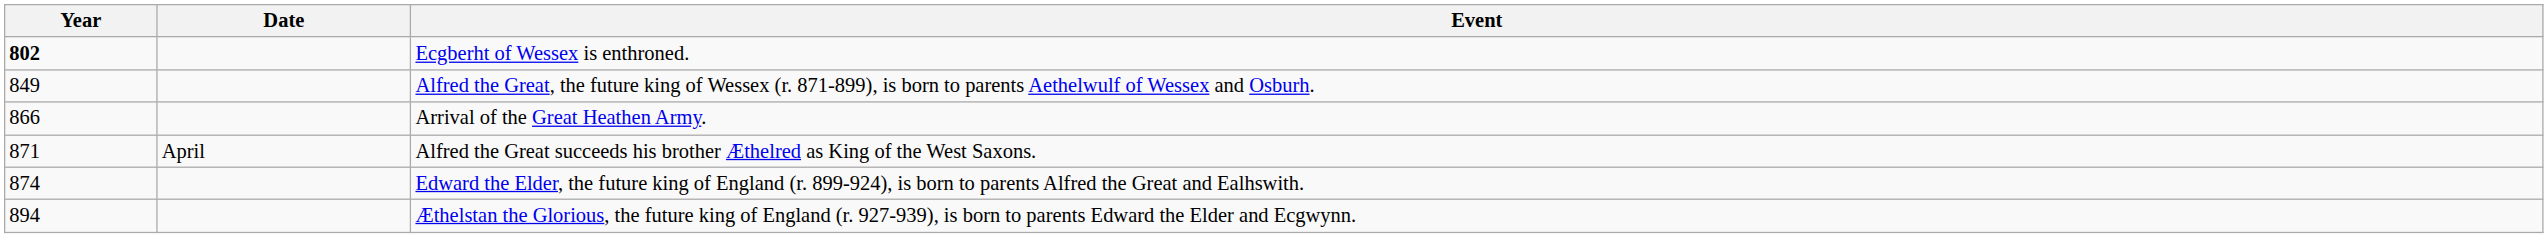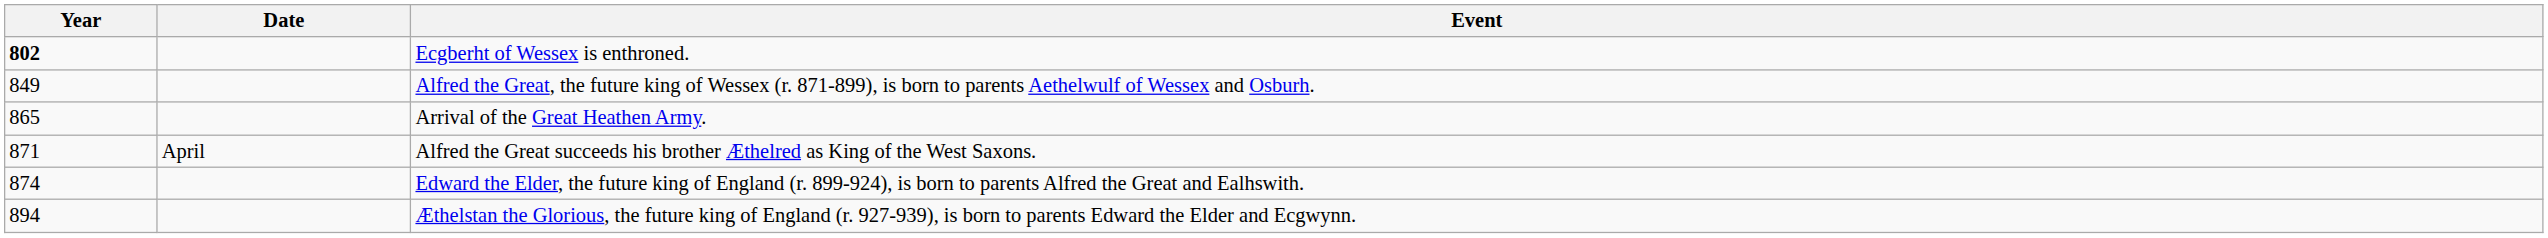(25, 118) 866 -> (25, 118) 865
